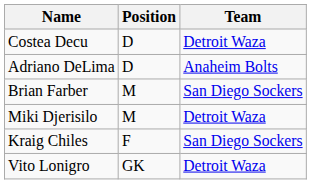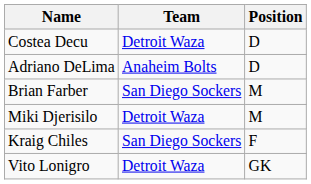columns swapped: (149, 16) <-> (243, 16)
